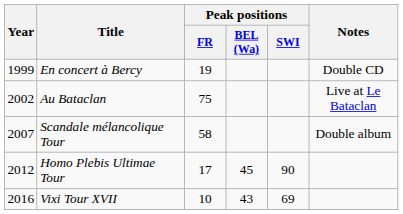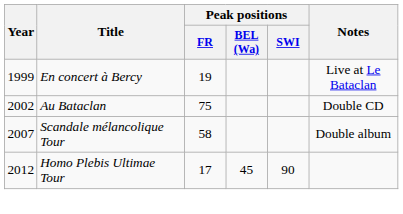(353, 69) Double CD -> (353, 77) Live at Le Bataclan
(353, 98) Live at Le Bataclan -> (353, 105) Double CD
- row: (79, 198)
